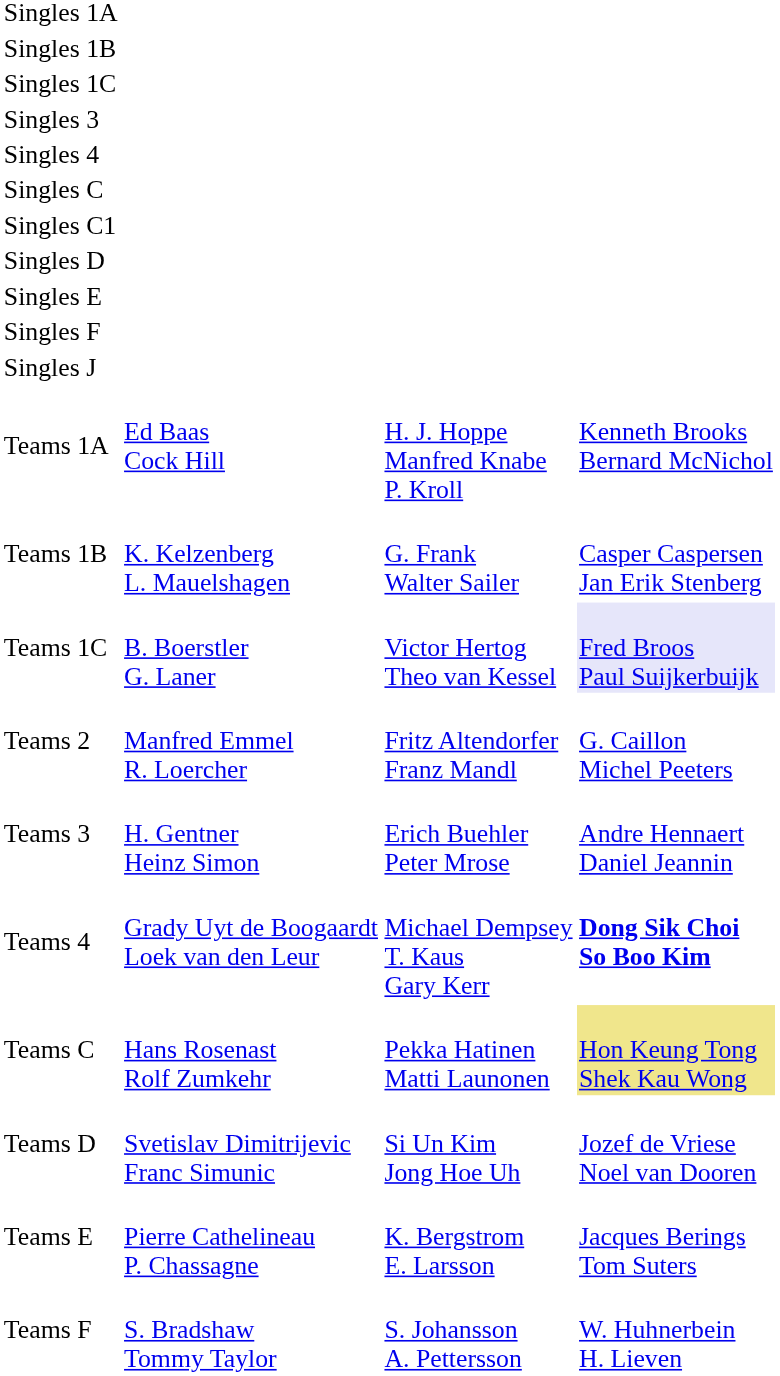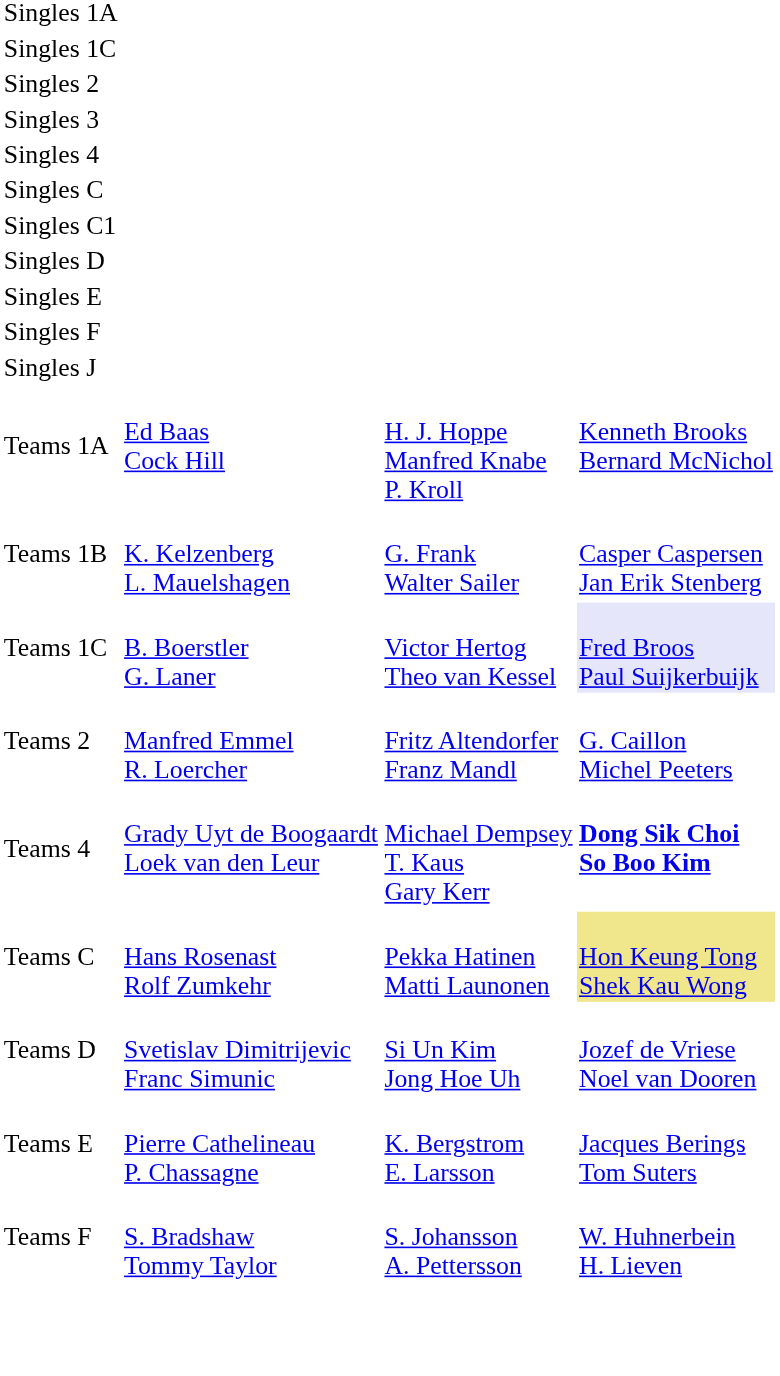- row: (60, 48)
+ row: (51, 83)
- row: (47, 834)
